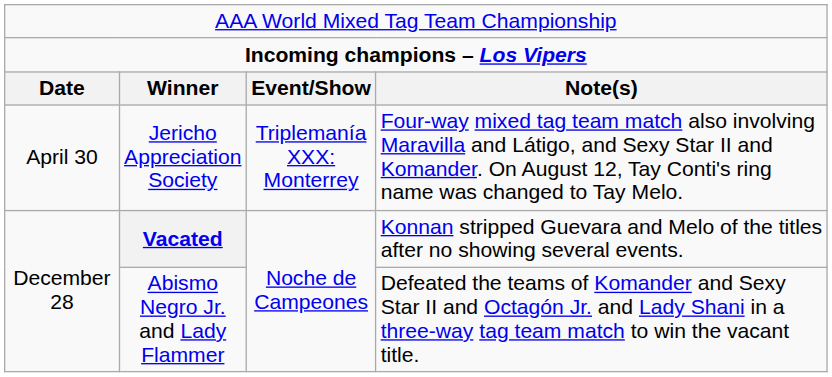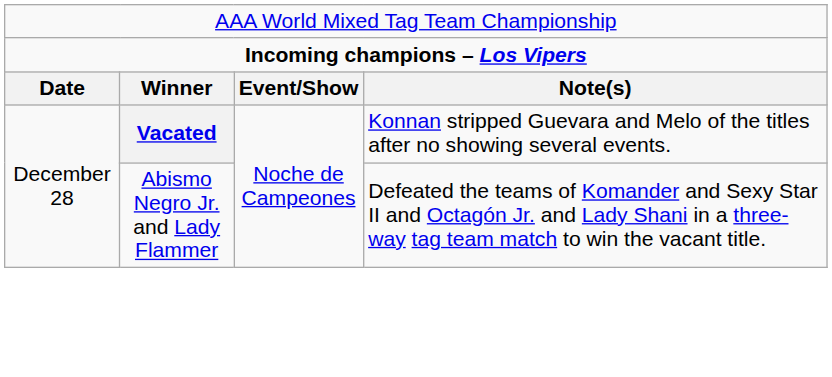- row: (183, 157)
